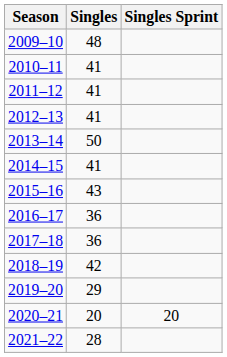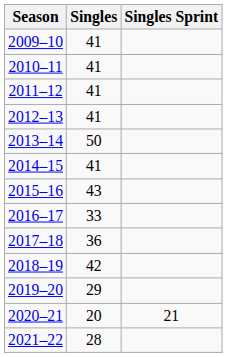(94, 41) 48 -> (94, 41) 41
(94, 215) 36 -> (94, 215) 33
(171, 315) 20 -> (171, 315) 21
